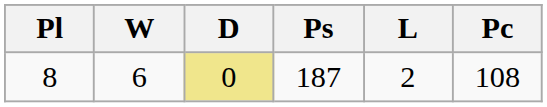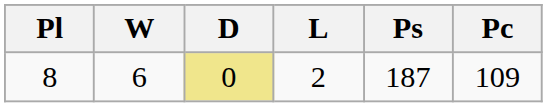columns swapped: (408, 28) <-> (318, 28)
(497, 76) 108 -> (497, 76) 109
